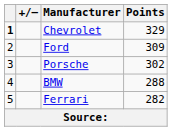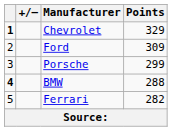(155, 65) 302 -> (155, 65) 299
(10, 83) normal -> (10, 83) bold
